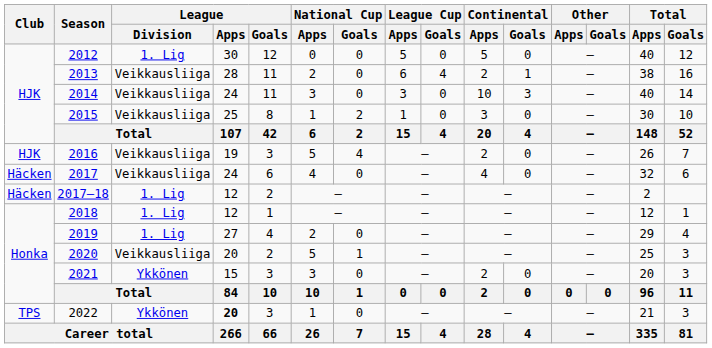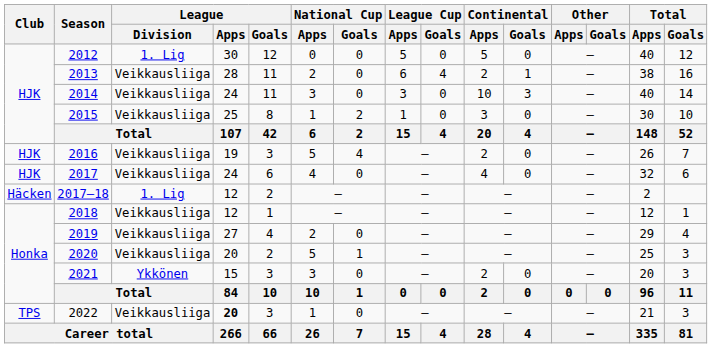(29, 174) Häcken -> (29, 174) HJK
(162, 214) 1. Lig -> (162, 214) Veikkausliiga
(162, 234) 1. Lig -> (162, 234) Veikkausliiga
(162, 313) Ykkönen -> (162, 313) Veikkausliiga
